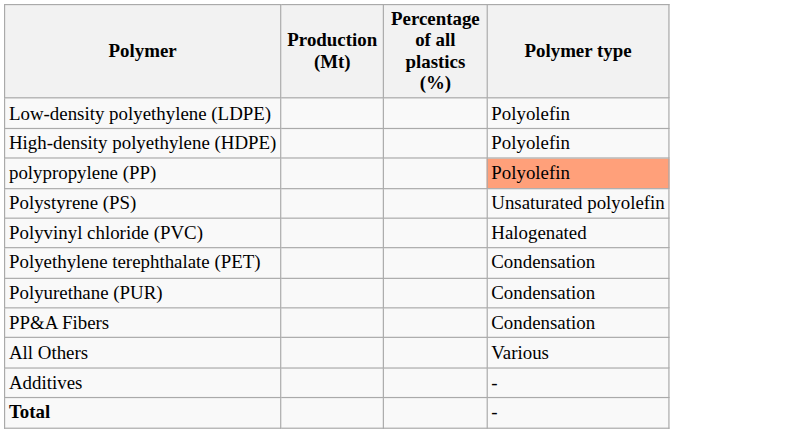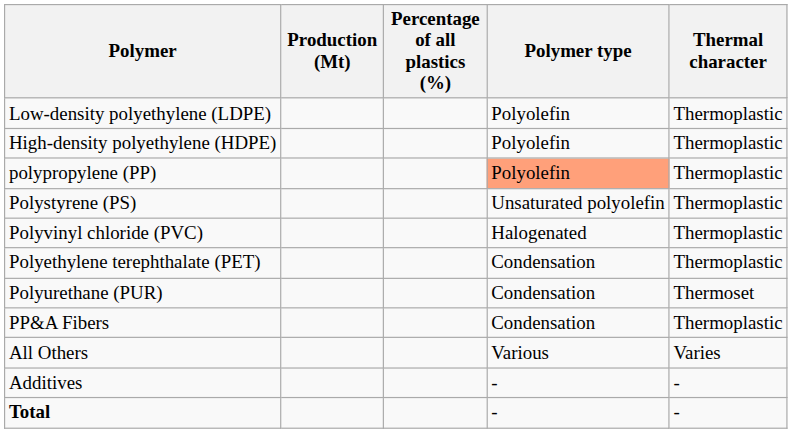+ column: (728, 51)
